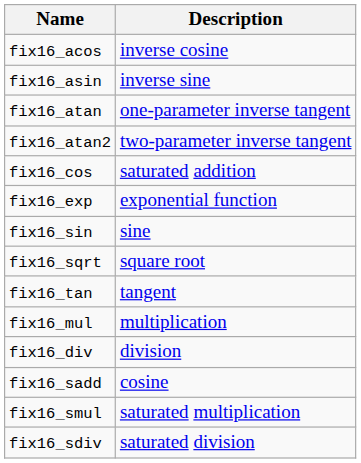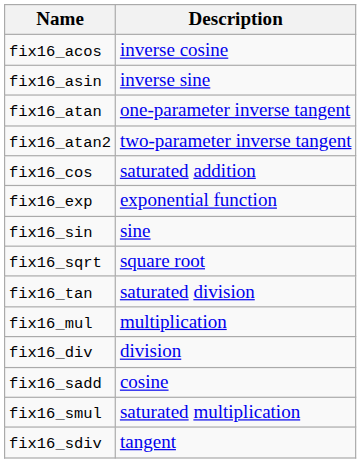(148, 291) tangent -> (187, 291) saturated division
(187, 442) saturated division -> (148, 442) tangent
